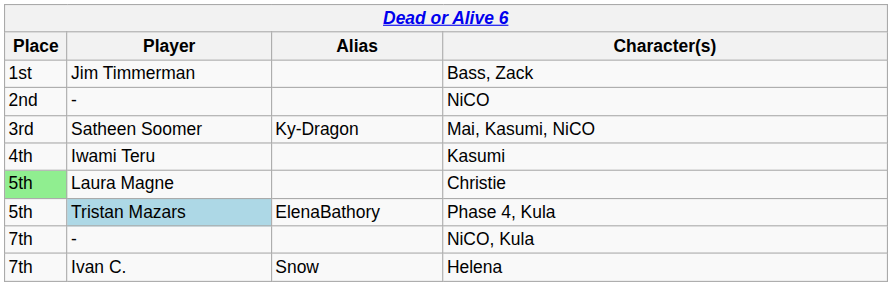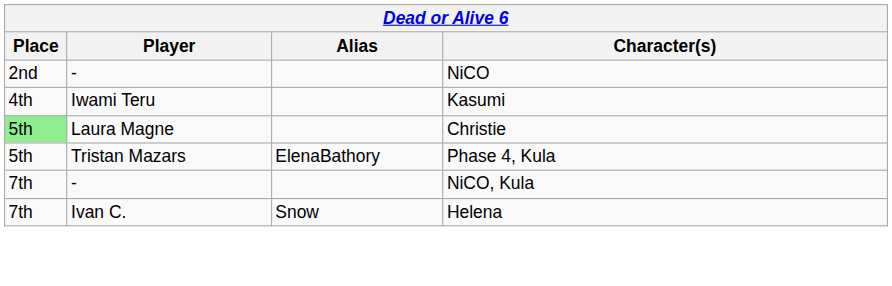- row: (490, 73)
- row: (521, 128)
(128, 211) lightblue background -> (128, 156) no background
